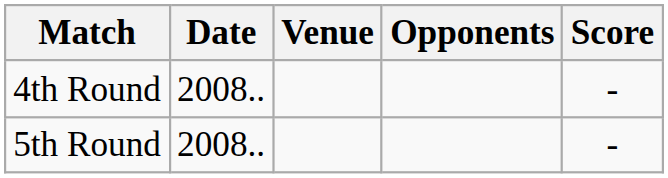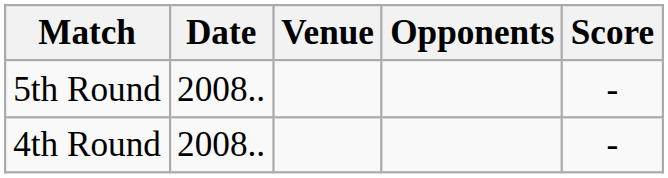rows swapped: (87, 88) <-> (87, 144)
